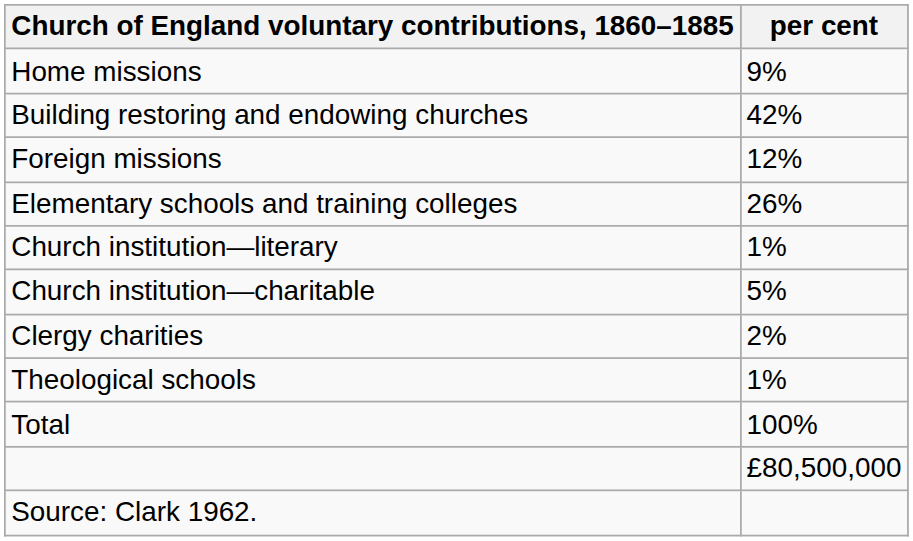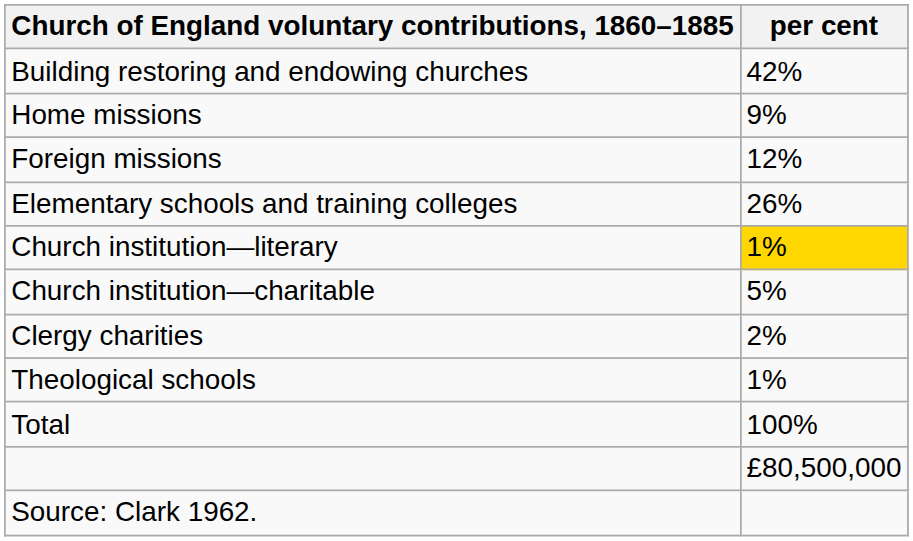rows swapped: (270, 114) <-> (106, 70)
(767, 247) no background -> (767, 247) gold background
